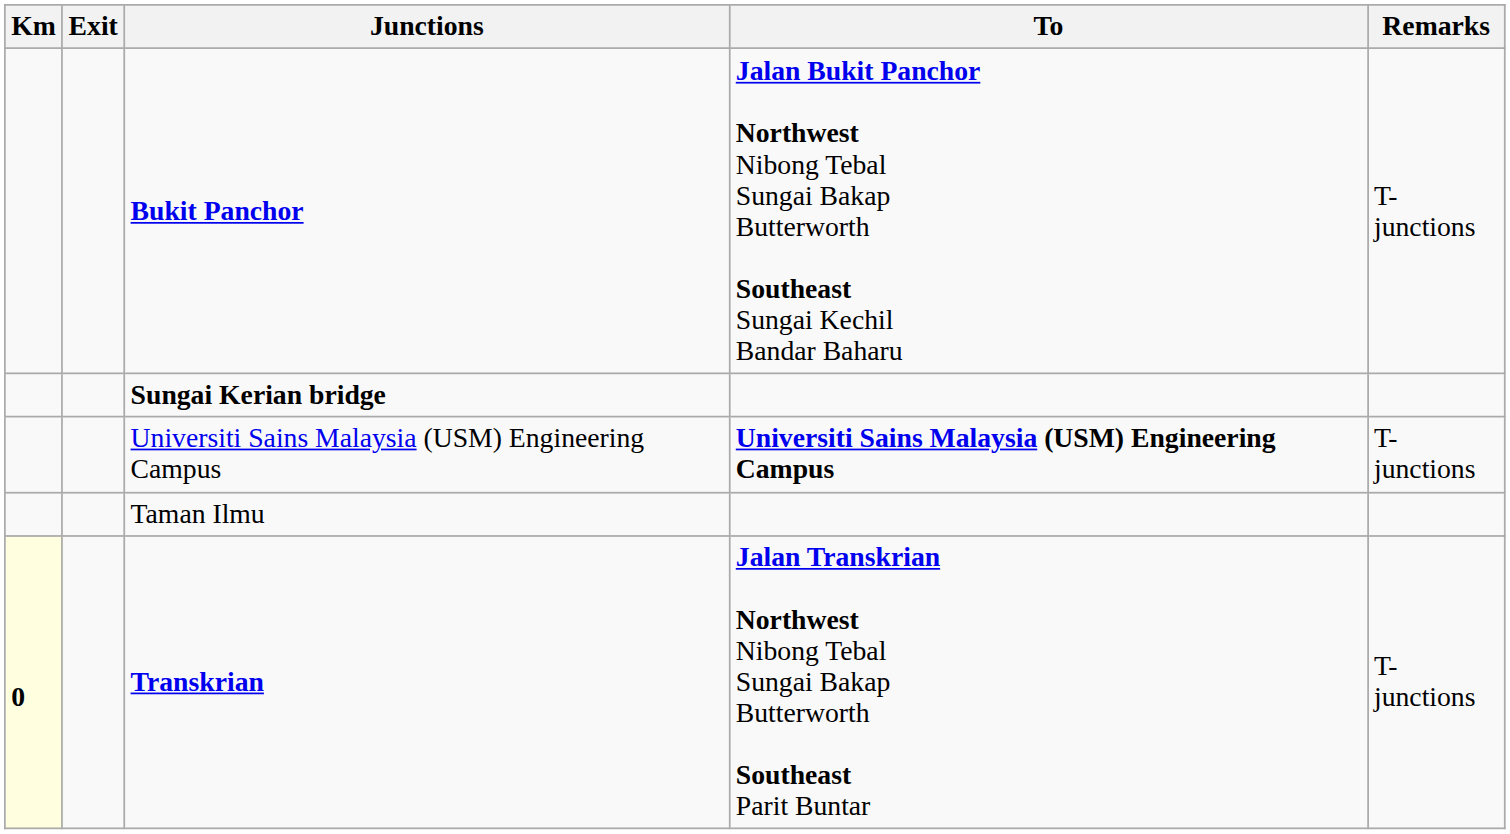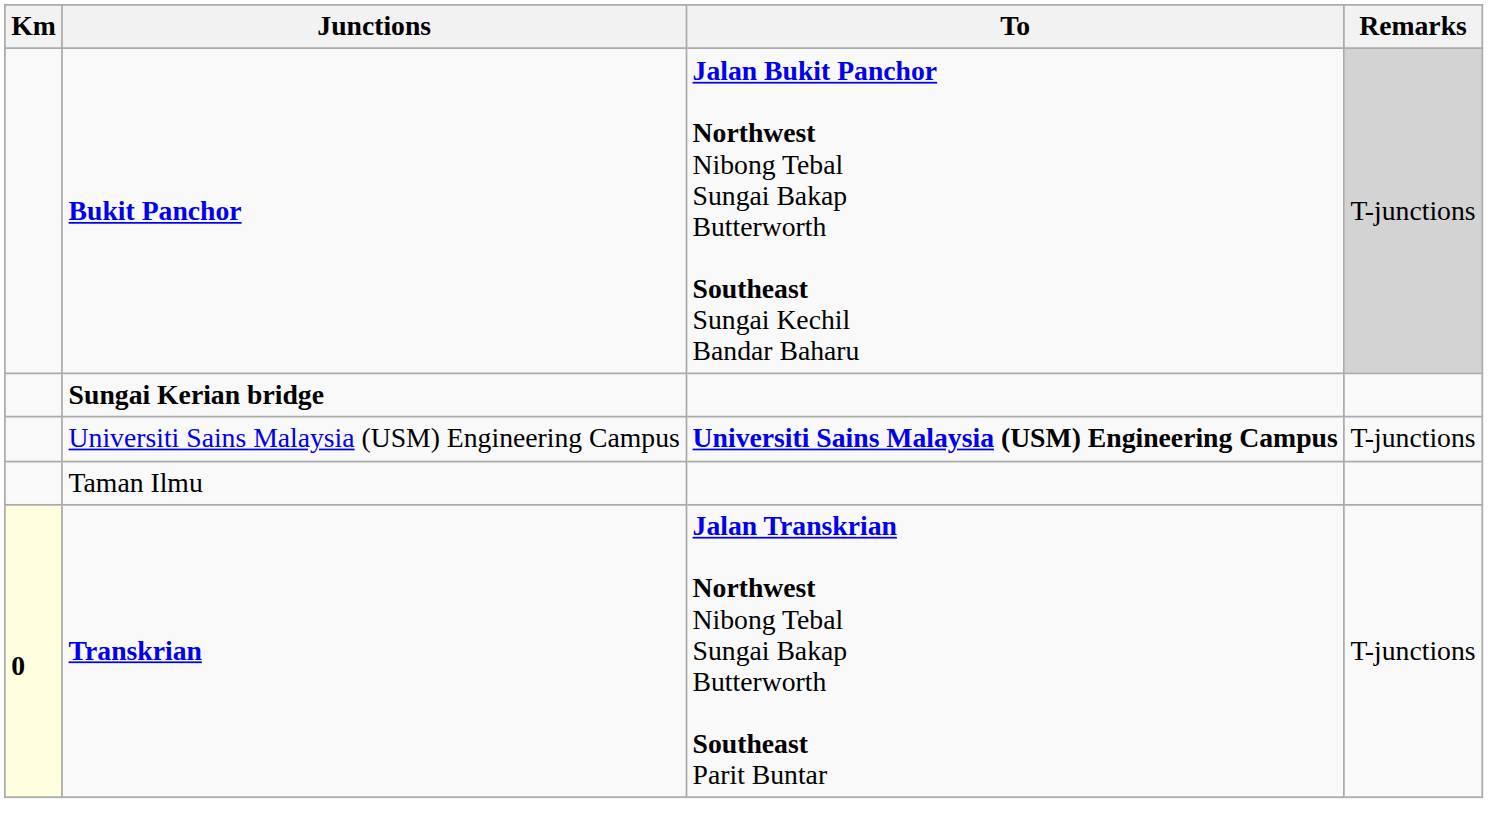- column: (93, 26)
(1425, 210) no background -> (1413, 210) lightgrey background
